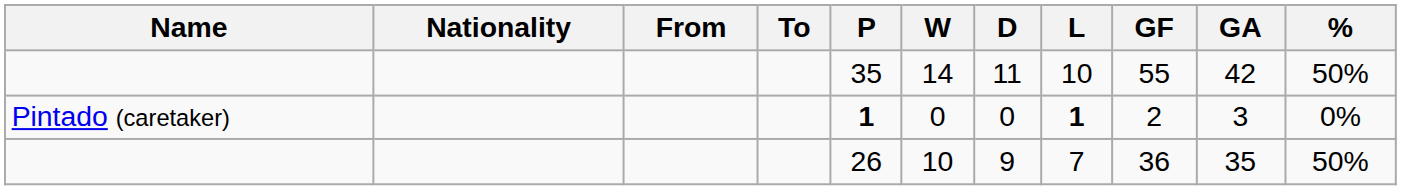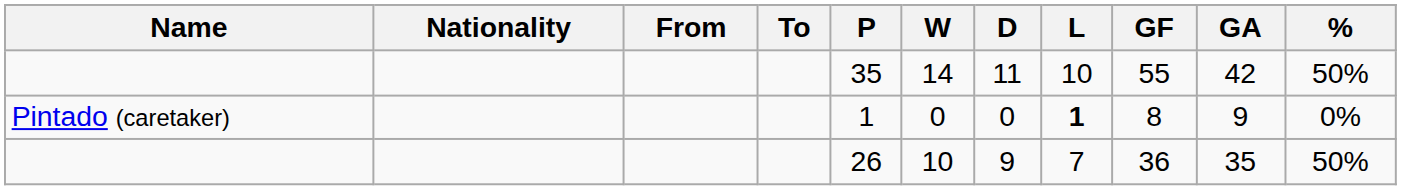(866, 117) bold -> (866, 117) normal
(1154, 117) 2 -> (1154, 117) 8
(1240, 117) 3 -> (1240, 117) 9
